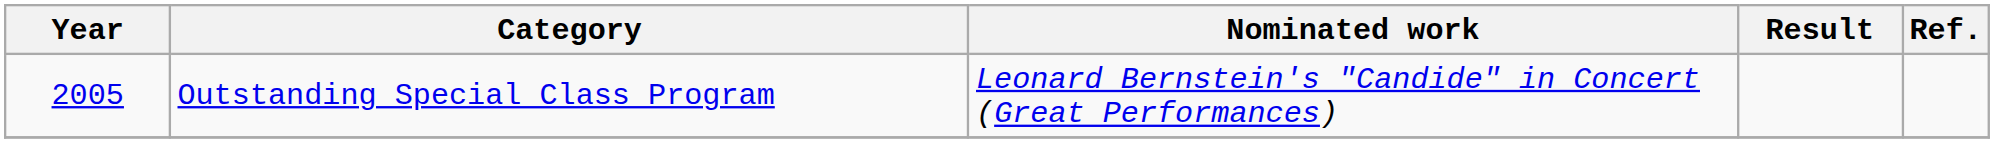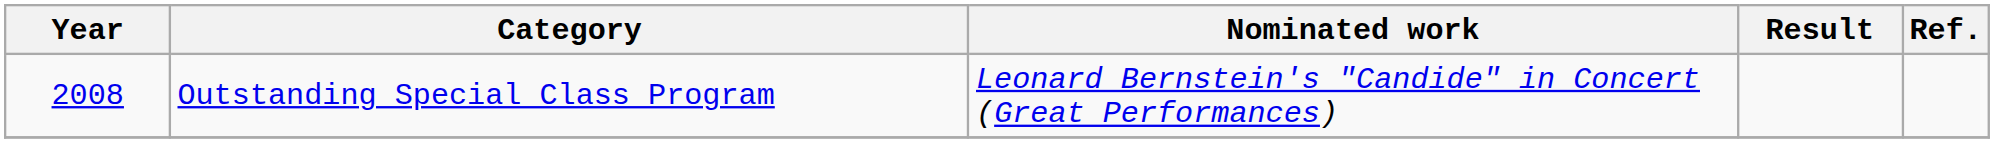(88, 96) 2005 -> (88, 96) 2008
